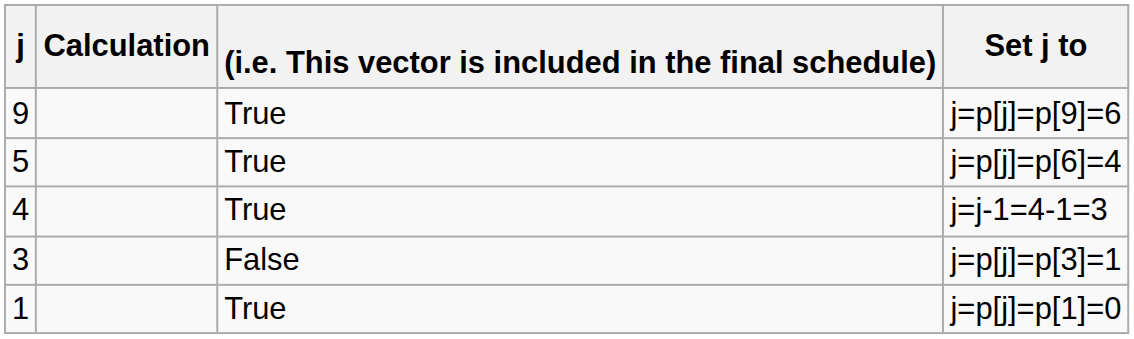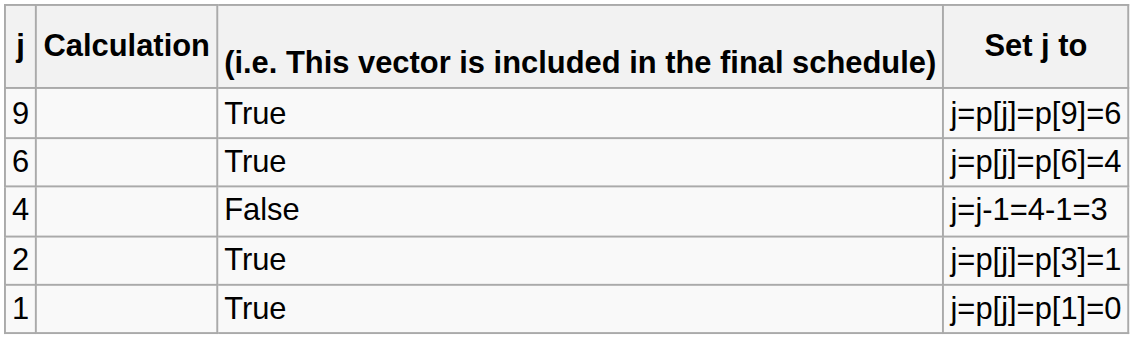(21, 161) 5 -> (21, 161) 6
(255, 210) True -> (262, 210) False
(21, 259) 3 -> (21, 259) 2
(262, 259) False -> (255, 259) True
